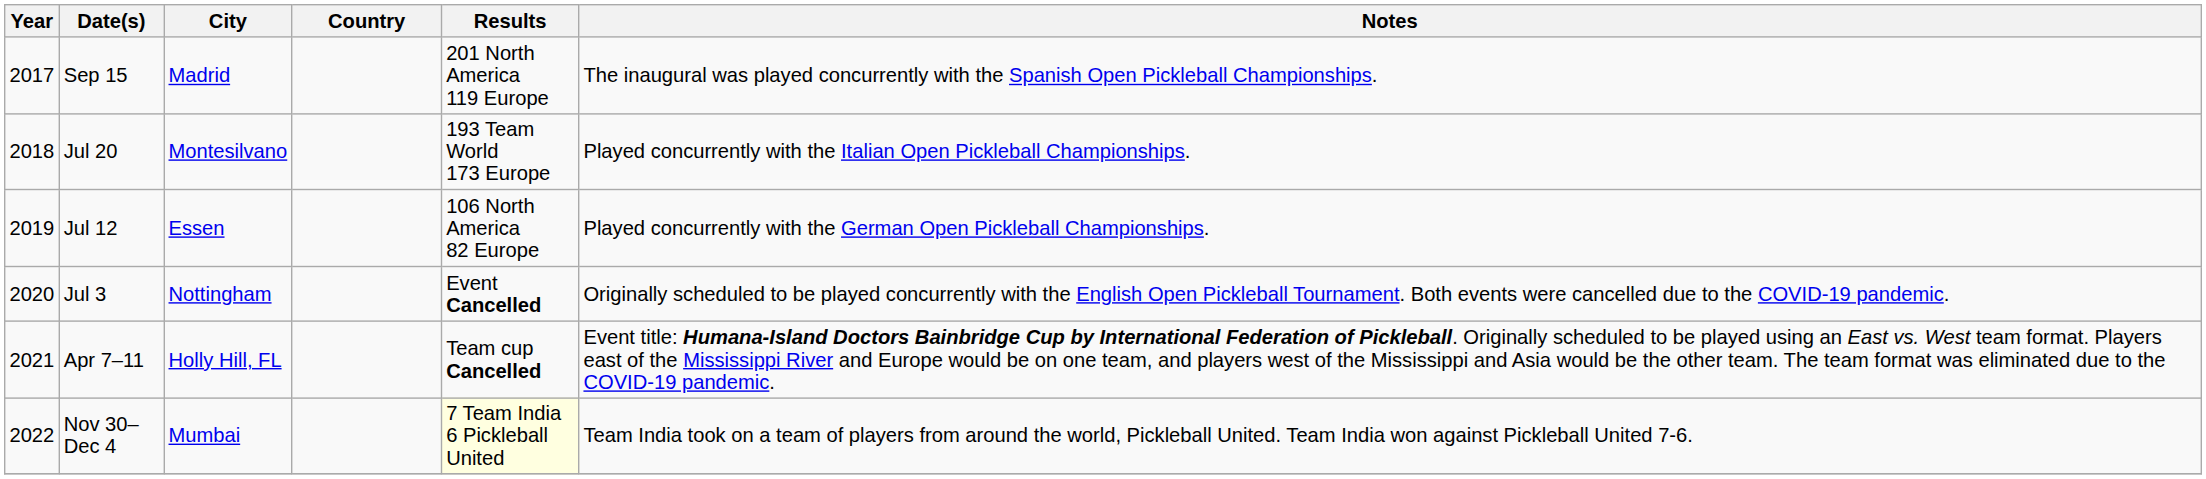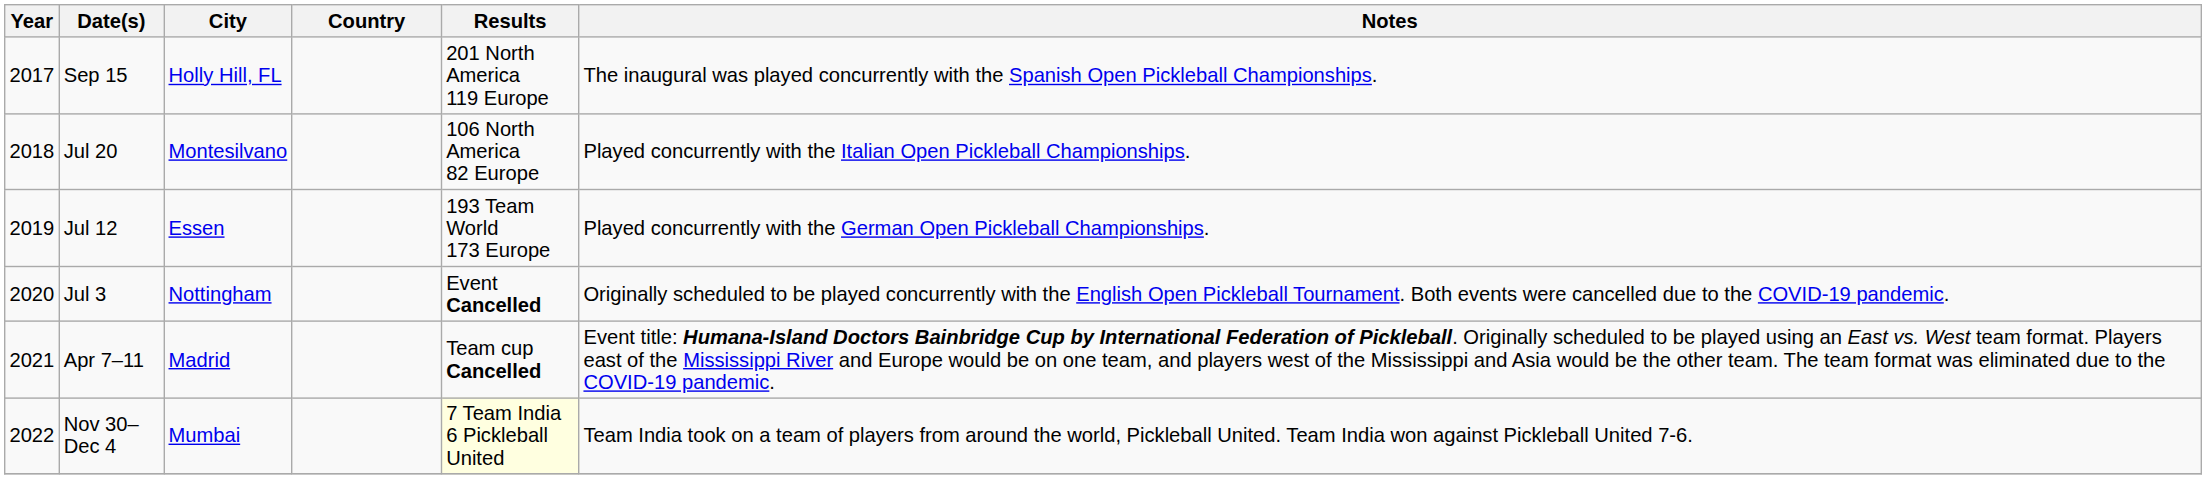(199, 75) Madrid -> (225, 75) Holly Hill, FL
(498, 152) 193 Team World 173 Europe -> (493, 152) 106 North America 82 Europe
(493, 229) 106 North America 82 Europe -> (498, 229) 193 Team World 173 Europe
(225, 359) Holly Hill, FL -> (199, 359) Madrid
